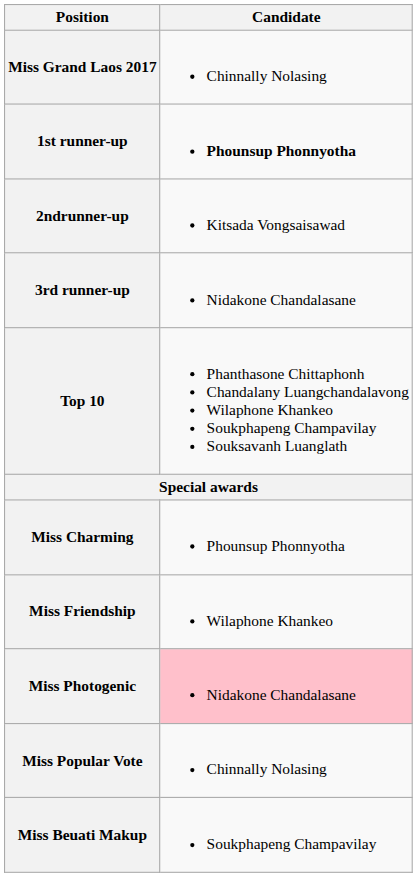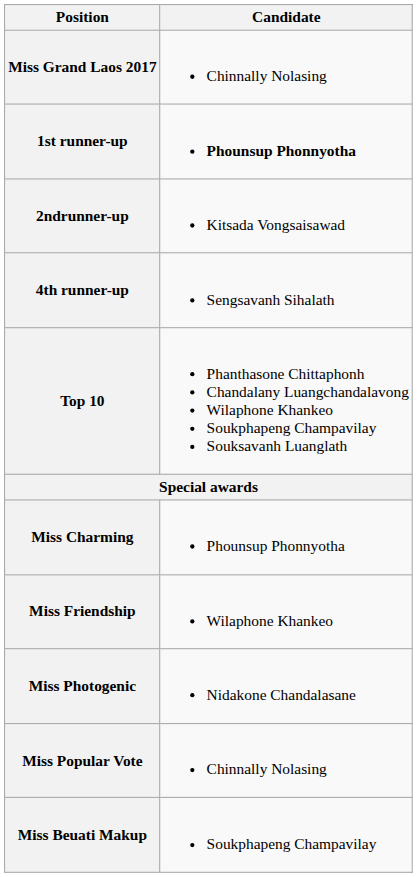- row: (82, 290)
+ row: (82, 290)
(286, 696) pink background -> (286, 696) no background
